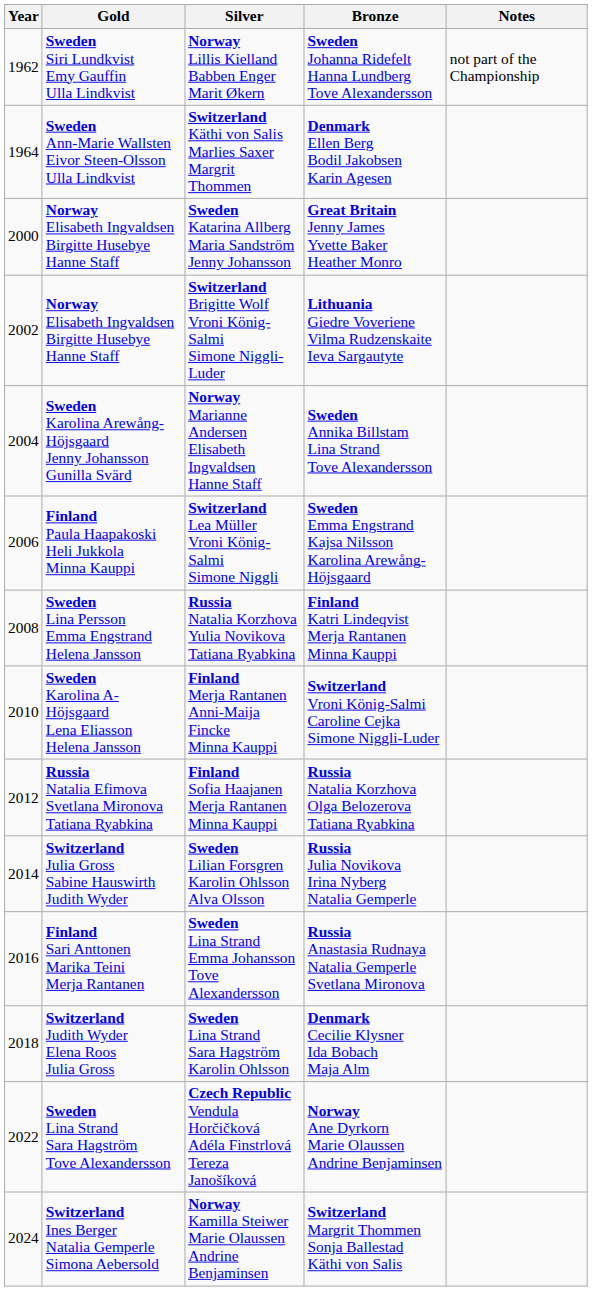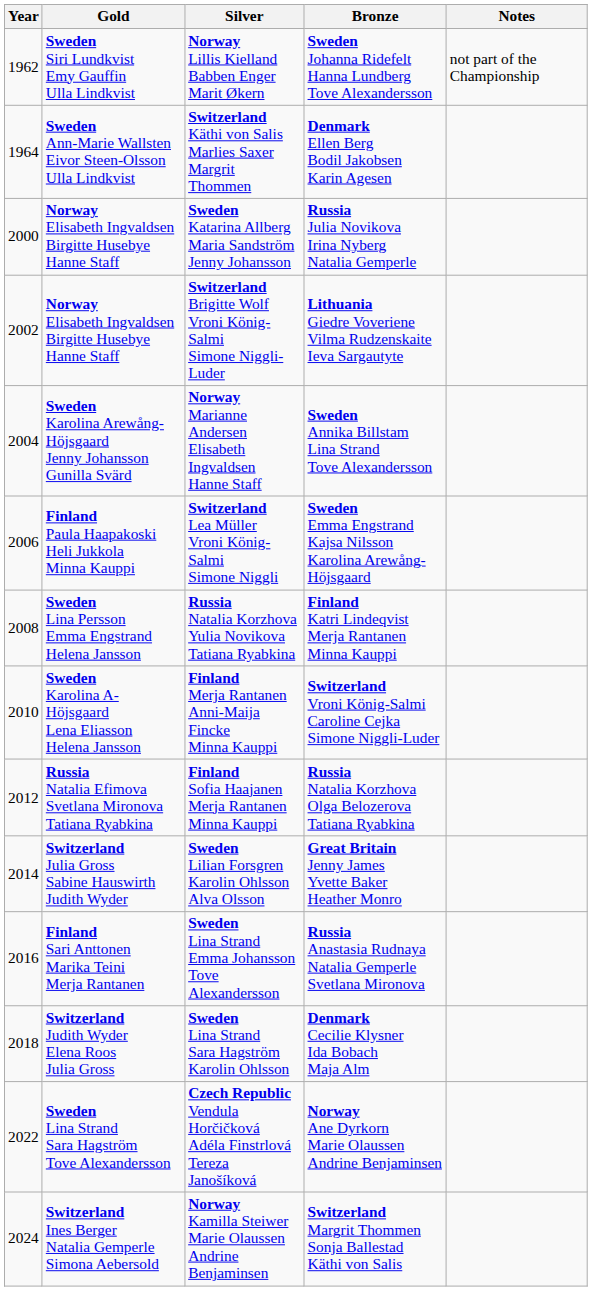(355, 236) Great Britain Jenny James Yvette Baker Heather Monro -> (362, 236) Russia Julia Novikova Irina Nyberg Natalia Gemperle
(362, 873) Russia Julia Novikova Irina Nyberg Natalia Gemperle -> (355, 873) Great Britain Jenny James Yvette Baker Heather Monro
